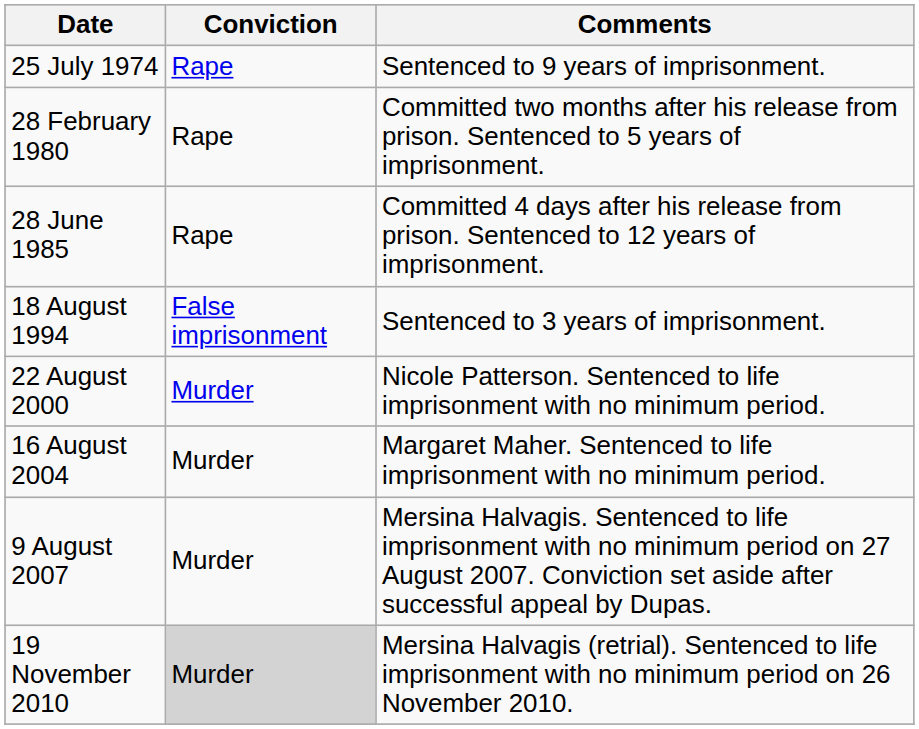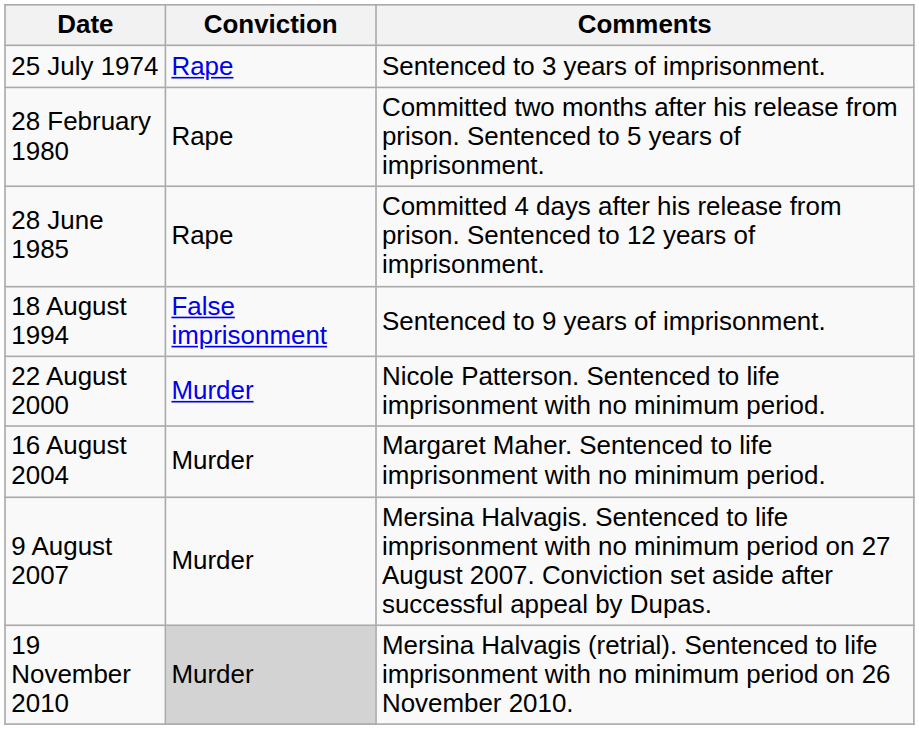(604, 66) Sentenced to 9 years of imprisonment. -> (604, 66) Sentenced to 3 years of imprisonment.
(604, 320) Sentenced to 3 years of imprisonment. -> (604, 320) Sentenced to 9 years of imprisonment.
